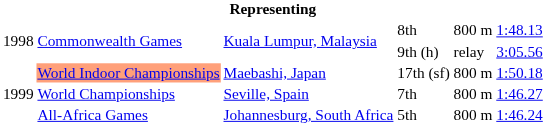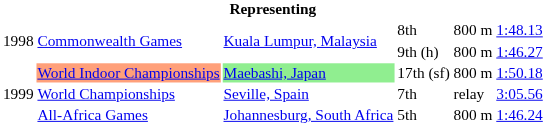(469, 51) relay -> (473, 51) 800 m
(520, 51) 3:05.56 -> (520, 51) 1:46.27
(275, 72) no background -> (275, 72) lightgreen background
(473, 94) 800 m -> (469, 94) relay
(520, 94) 1:46.27 -> (520, 94) 3:05.56
